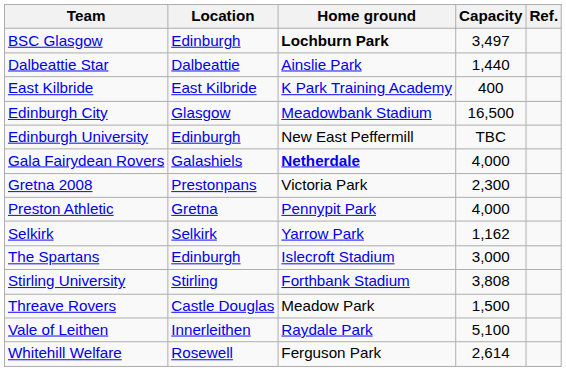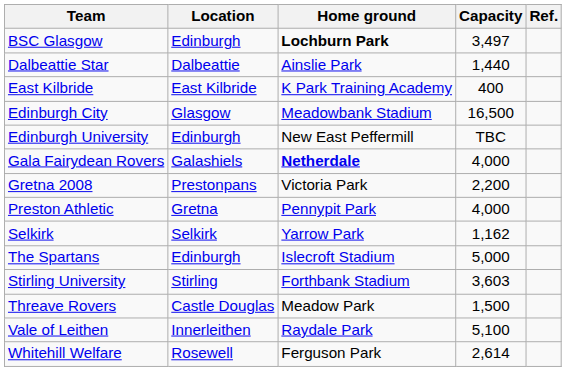(491, 185) 2,300 -> (491, 185) 2,200
(491, 257) 3,000 -> (491, 257) 5,000
(491, 281) 3,808 -> (491, 281) 3,603
